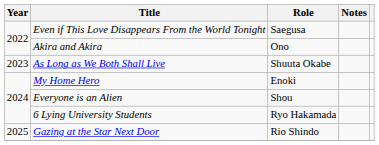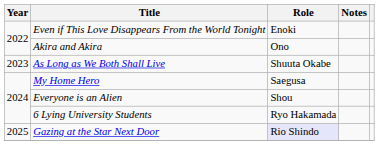(288, 30) Saegusa -> (283, 30) Enoki
(283, 81) Enoki -> (288, 81) Saegusa
(295, 132) no background -> (295, 132) lavender background
